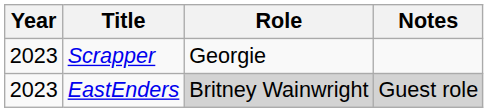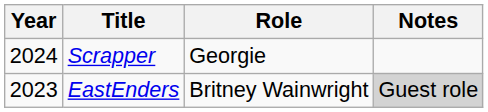(34, 55) 2023 -> (34, 55) 2024
(279, 90) lightgrey background -> (279, 90) no background
